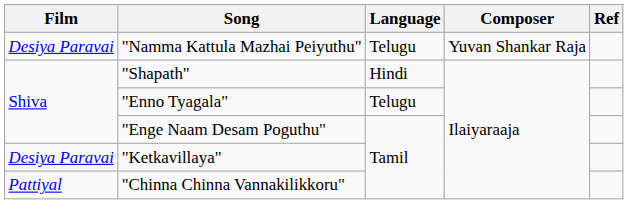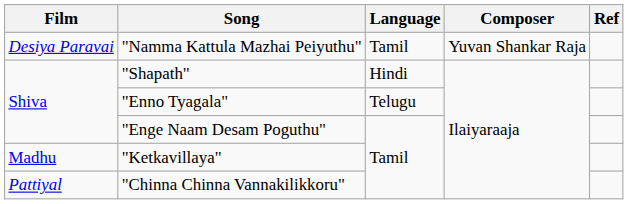(393, 46) Telugu -> (389, 46) Tamil
(61, 157) Desiya Paravai -> (32, 157) Madhu
